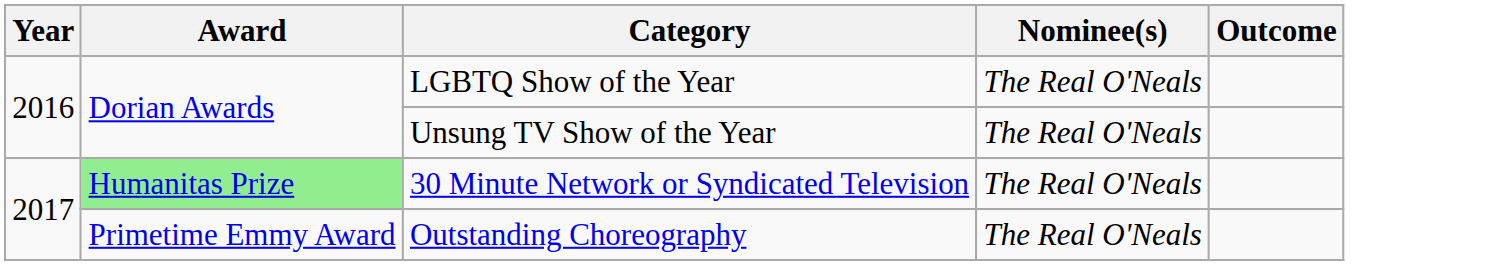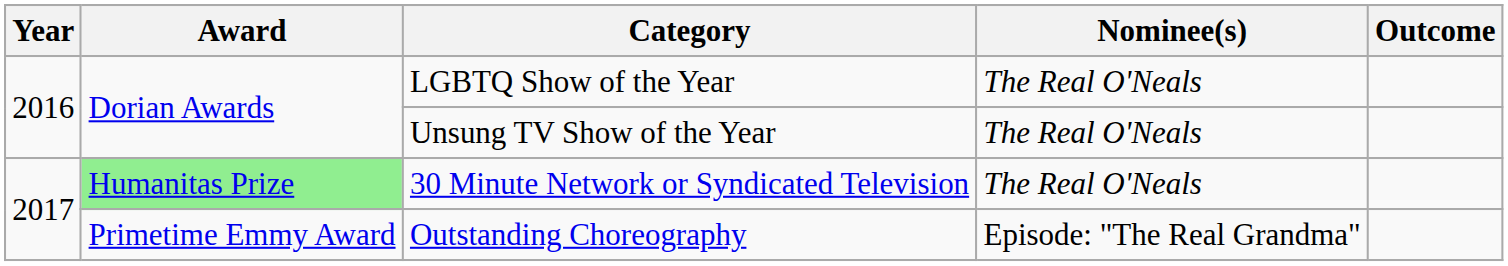(1093, 234) The Real O'Neals -> (1172, 234) Episode: "The Real Grandma"
